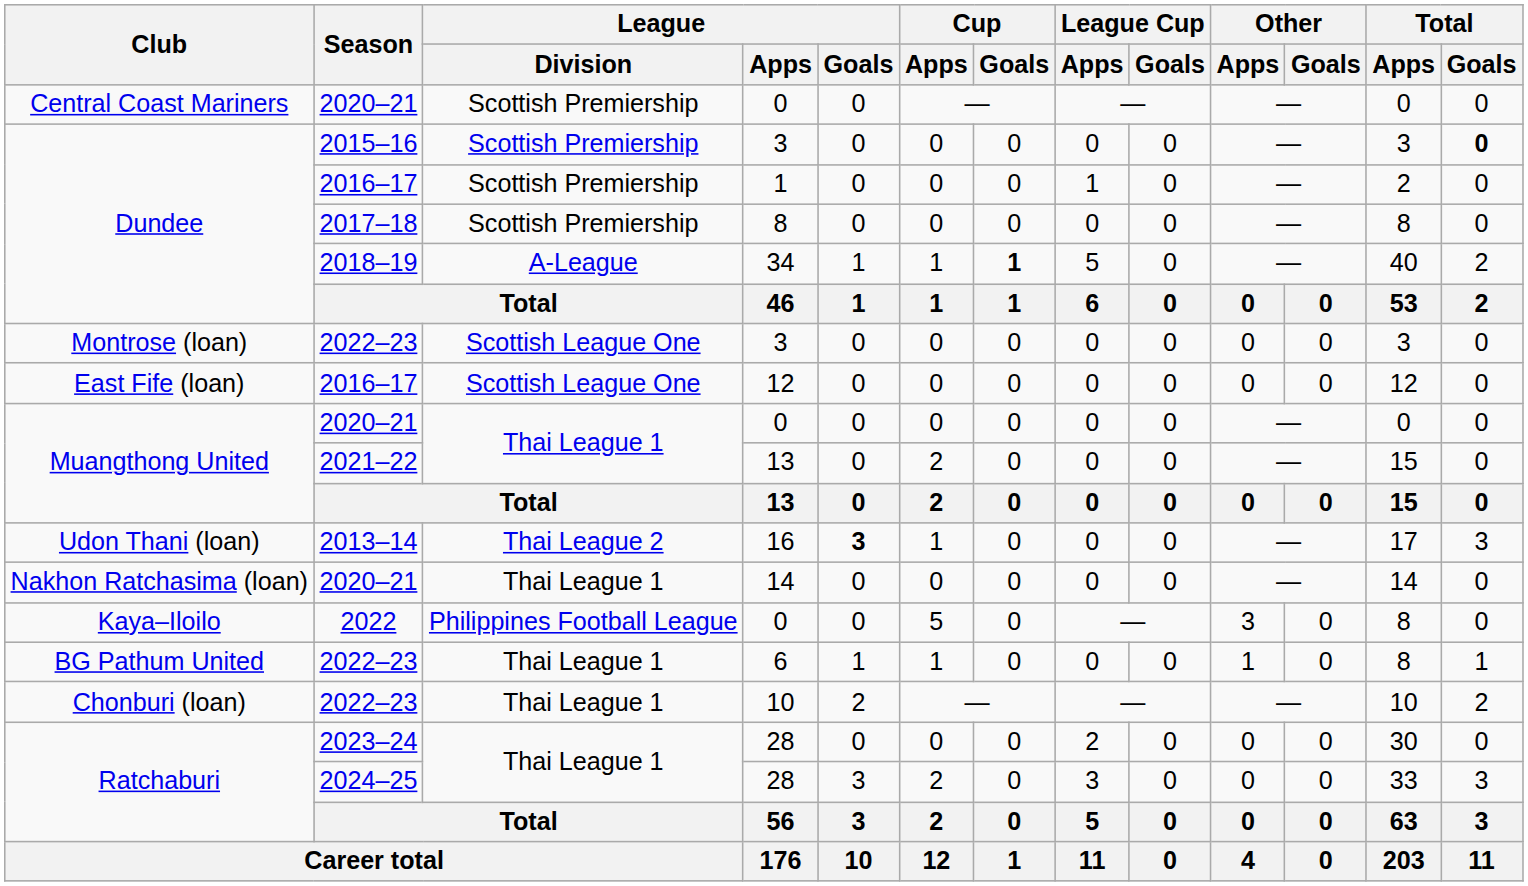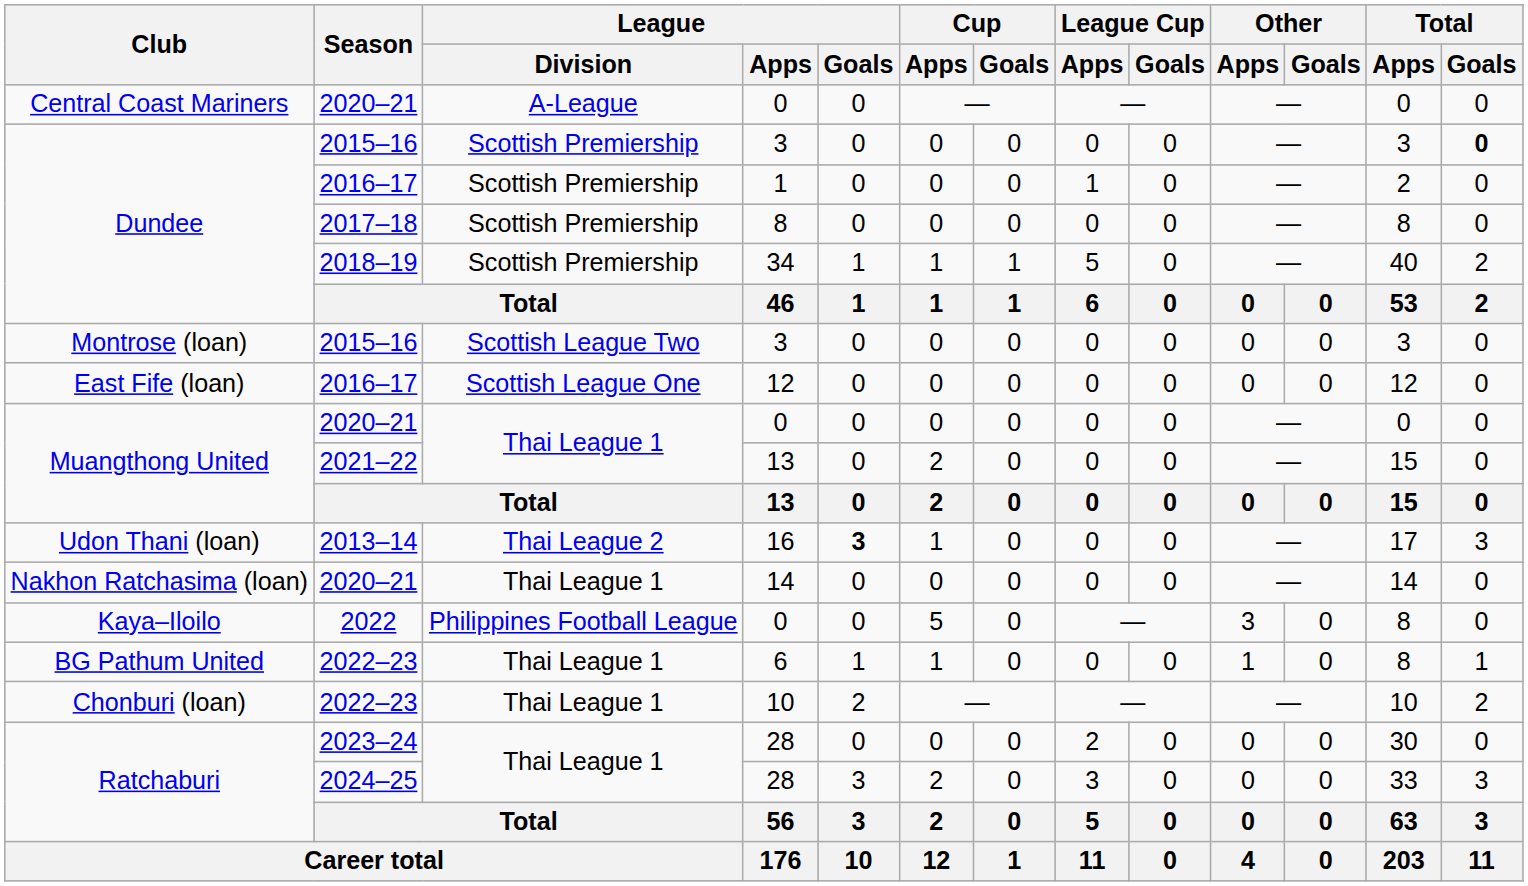(583, 104) Scottish Premiership -> (583, 104) A-League
(583, 263) A-League -> (583, 263) Scottish Premiership
(1014, 263) bold -> (1014, 263) normal
(368, 343) 2022–23 -> (368, 343) 2015–16
(583, 343) Scottish League One -> (583, 343) Scottish League Two
